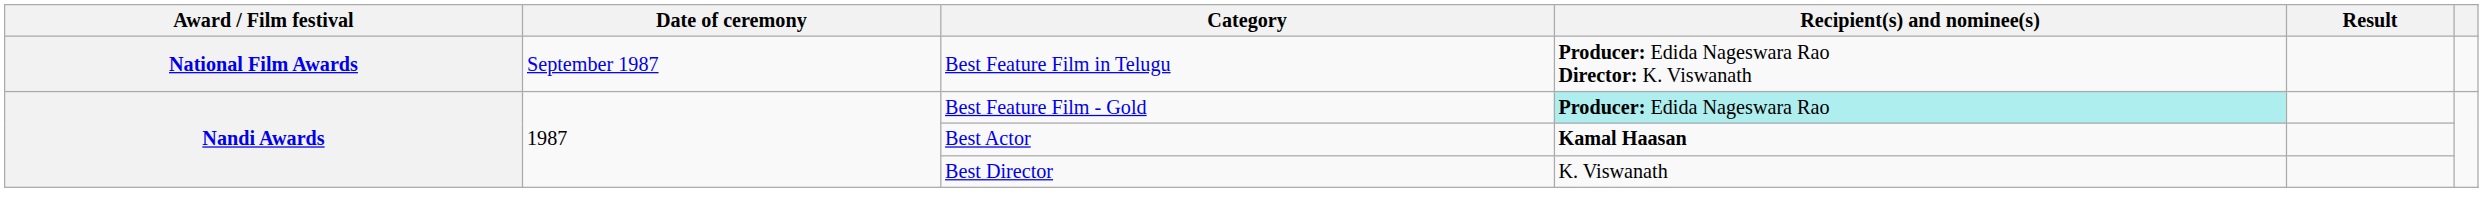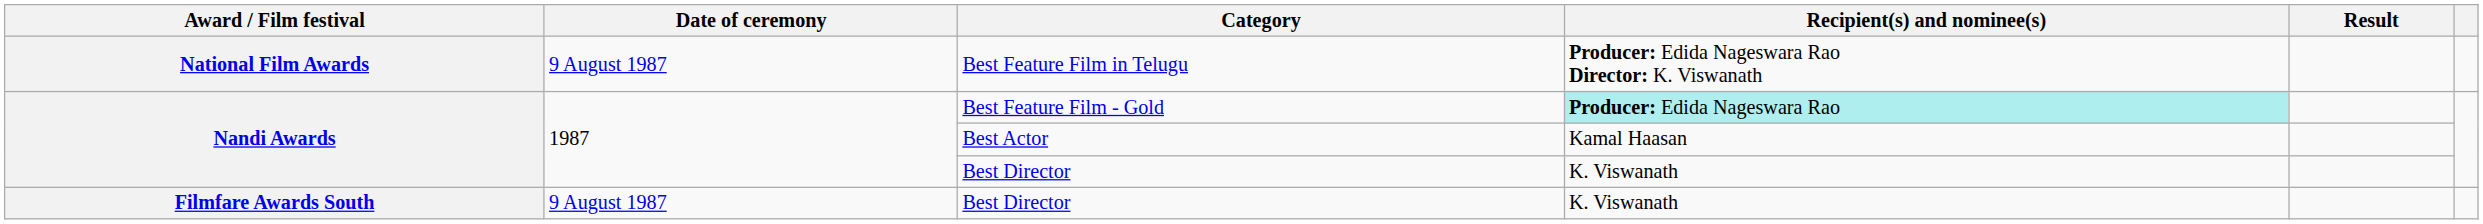(593, 63) September 1987 -> (608, 63) 9 August 1987
(1623, 139) bold -> (1628, 139) normal
+ row: (275, 203)
